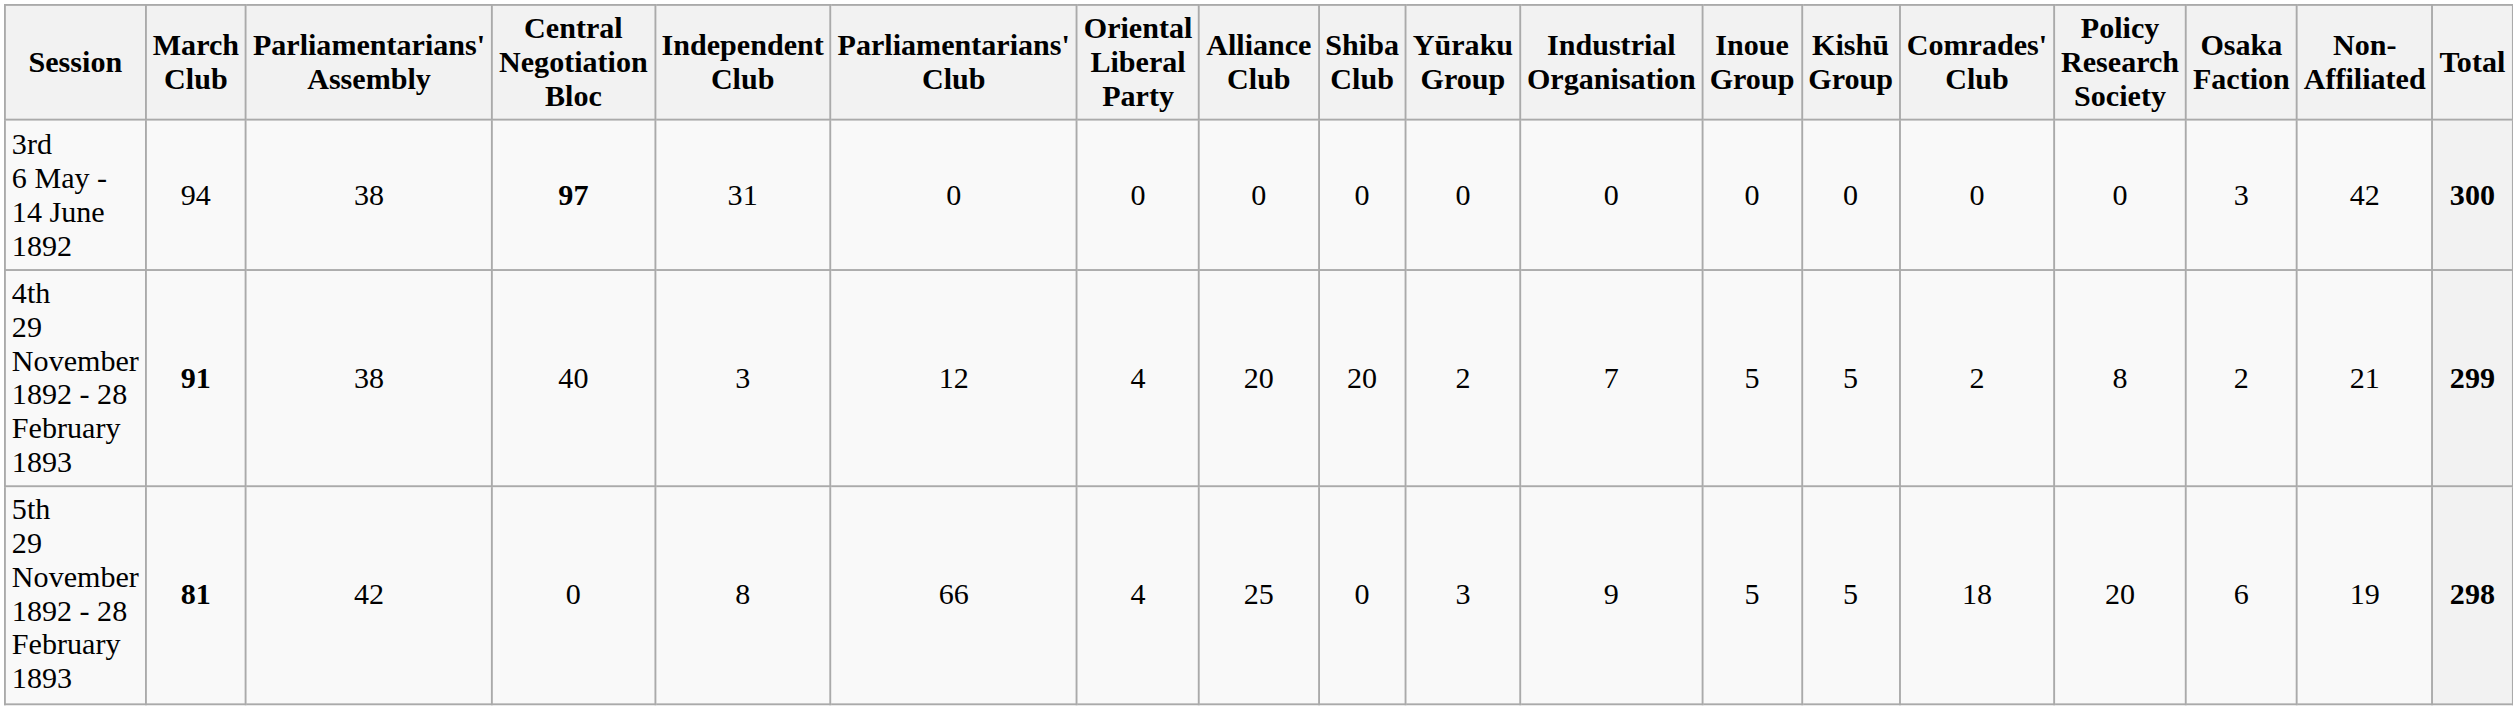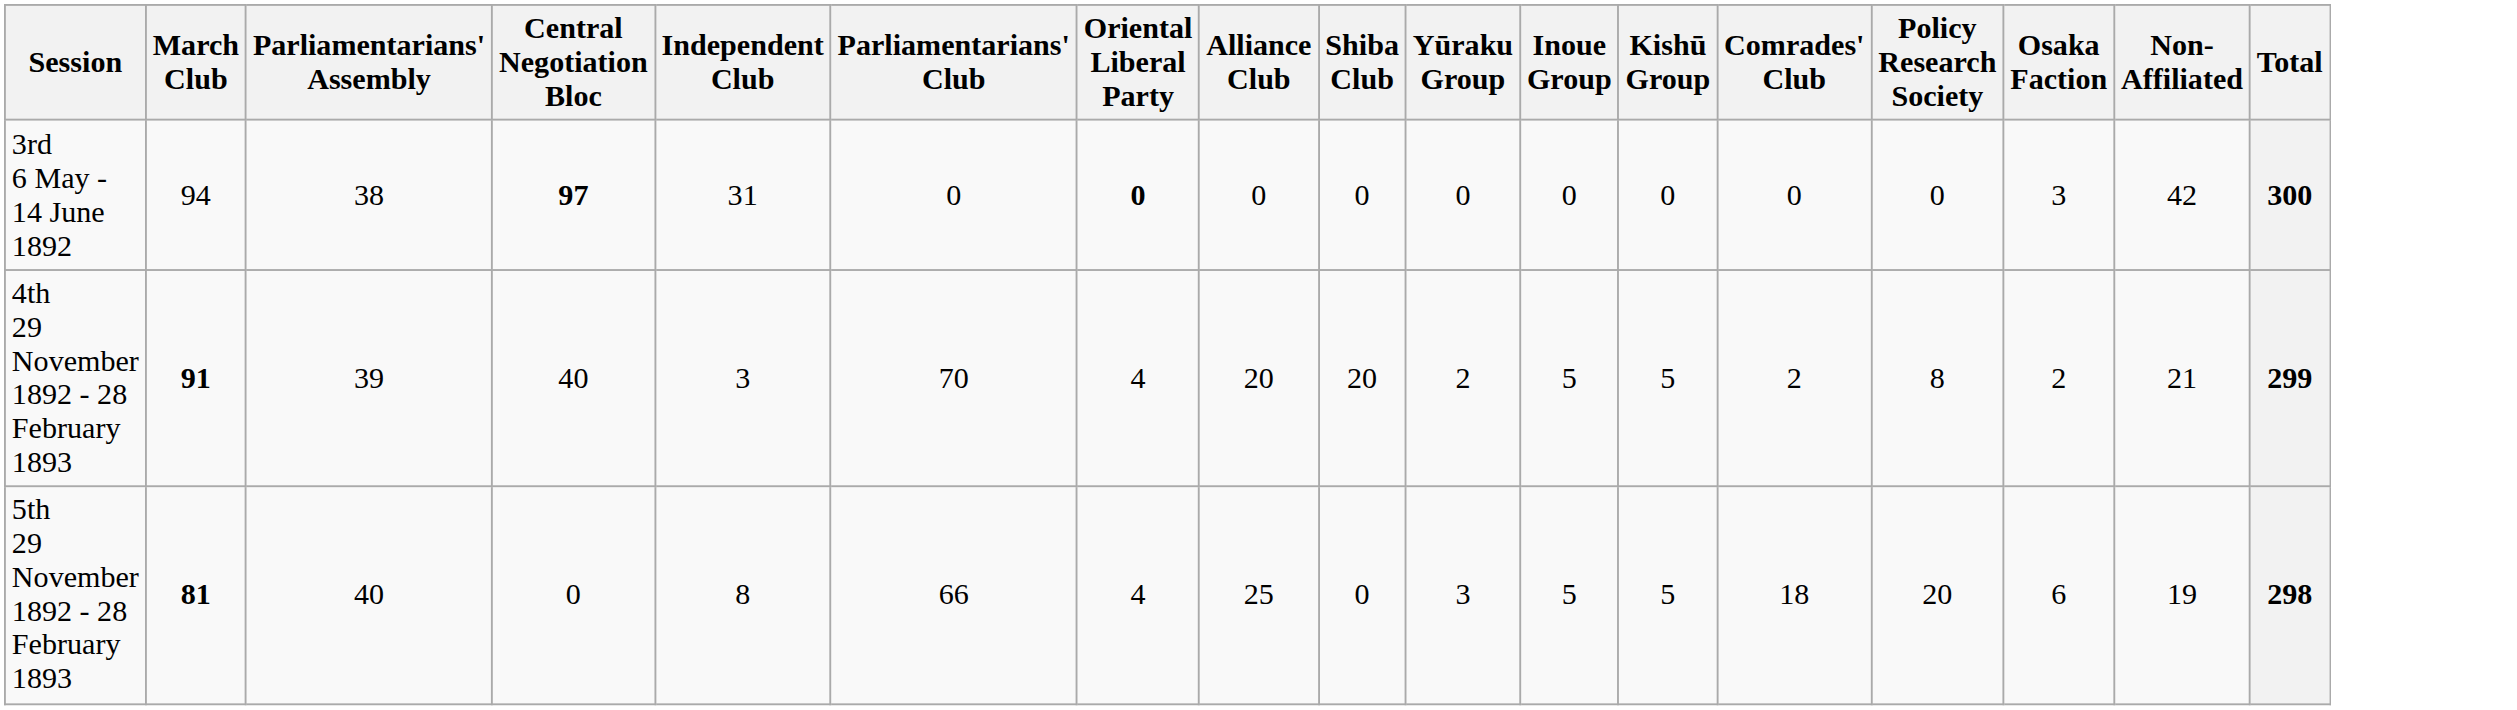- column: (1611, 62)
(1138, 194) normal -> (1138, 194) bold
(369, 377) 38 -> (369, 377) 39
(954, 377) 12 -> (954, 377) 70
(369, 594) 42 -> (369, 594) 40
